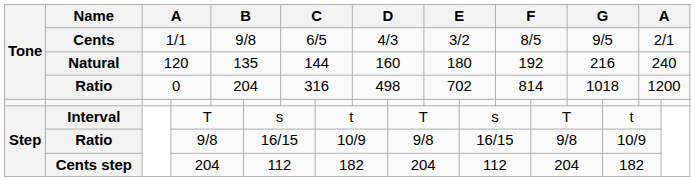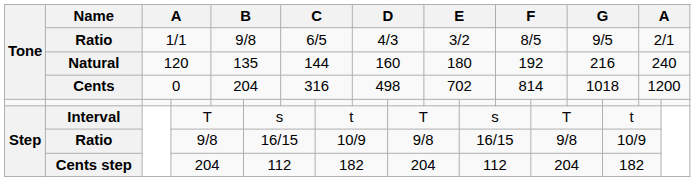(94, 39) Cents -> (94, 39) Ratio
(94, 87) Ratio -> (94, 87) Cents
